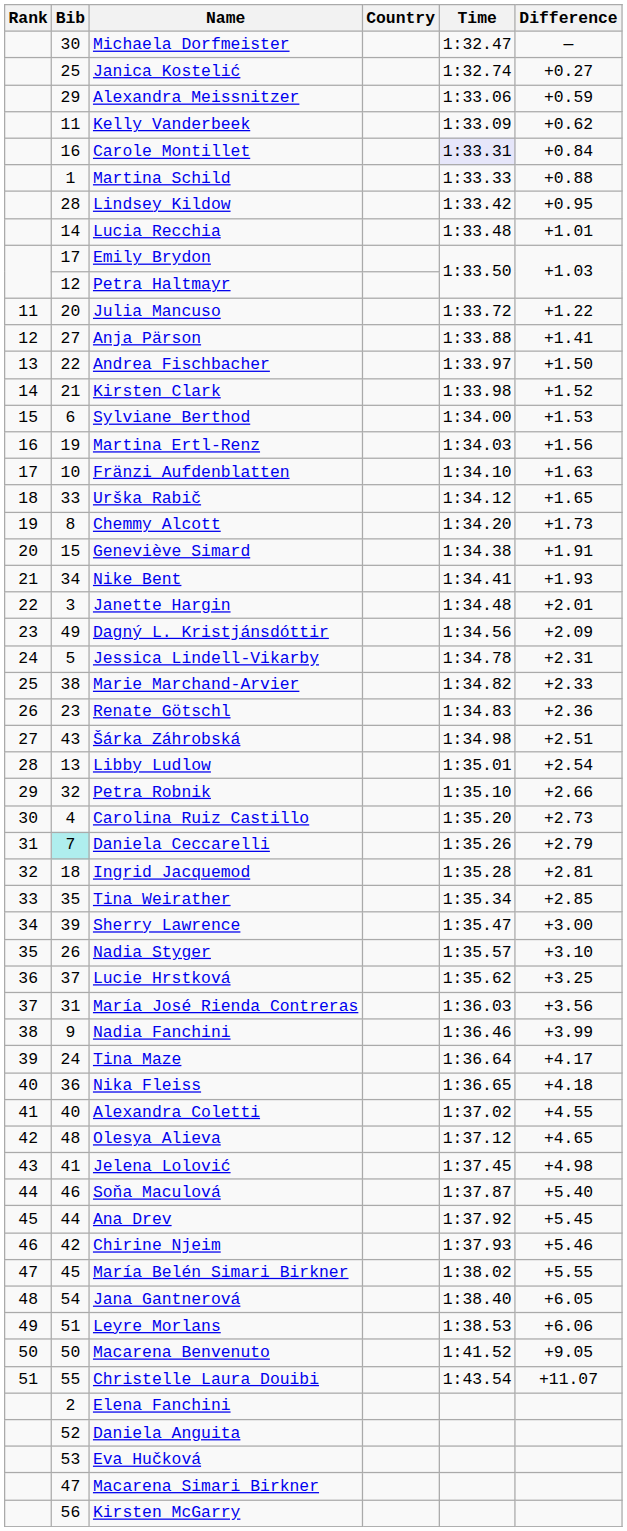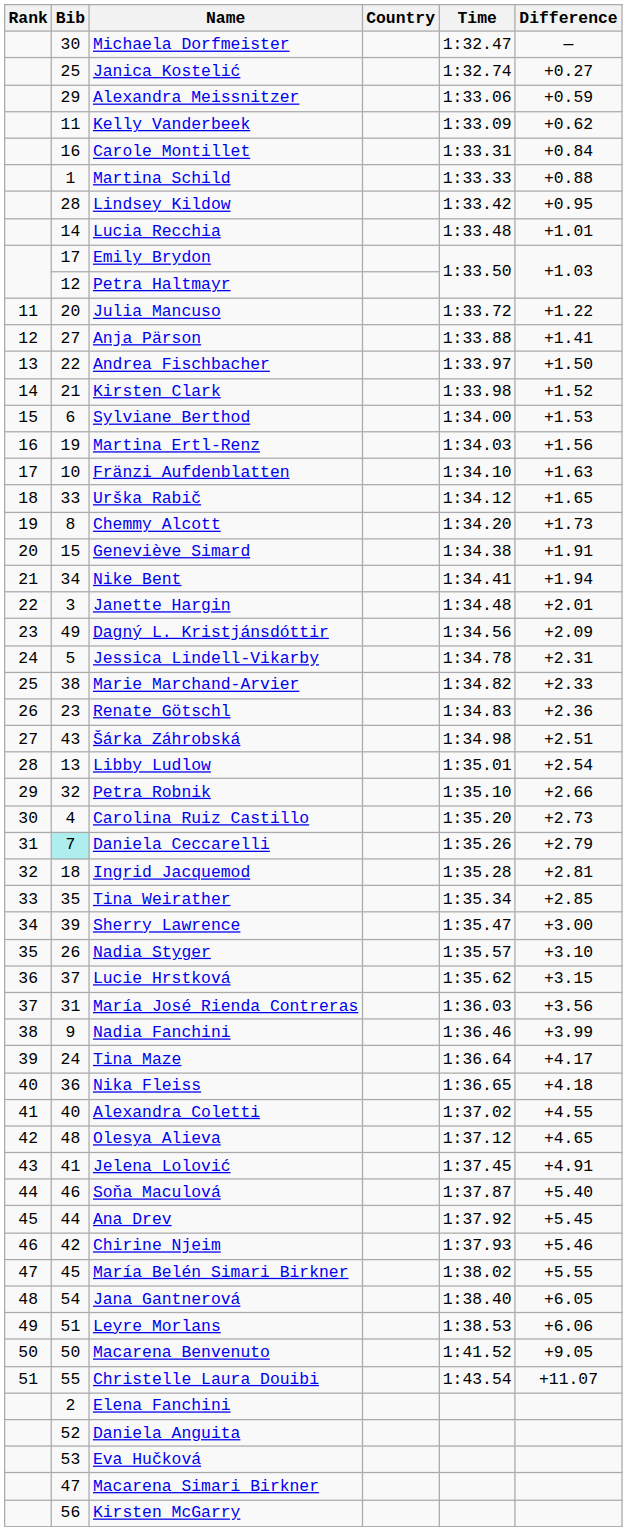(477, 151) lavender background -> (477, 151) no background
(569, 579) +1.93 -> (569, 579) +1.94
(569, 979) +3.25 -> (569, 979) +3.15
(569, 1166) +4.98 -> (569, 1166) +4.91
